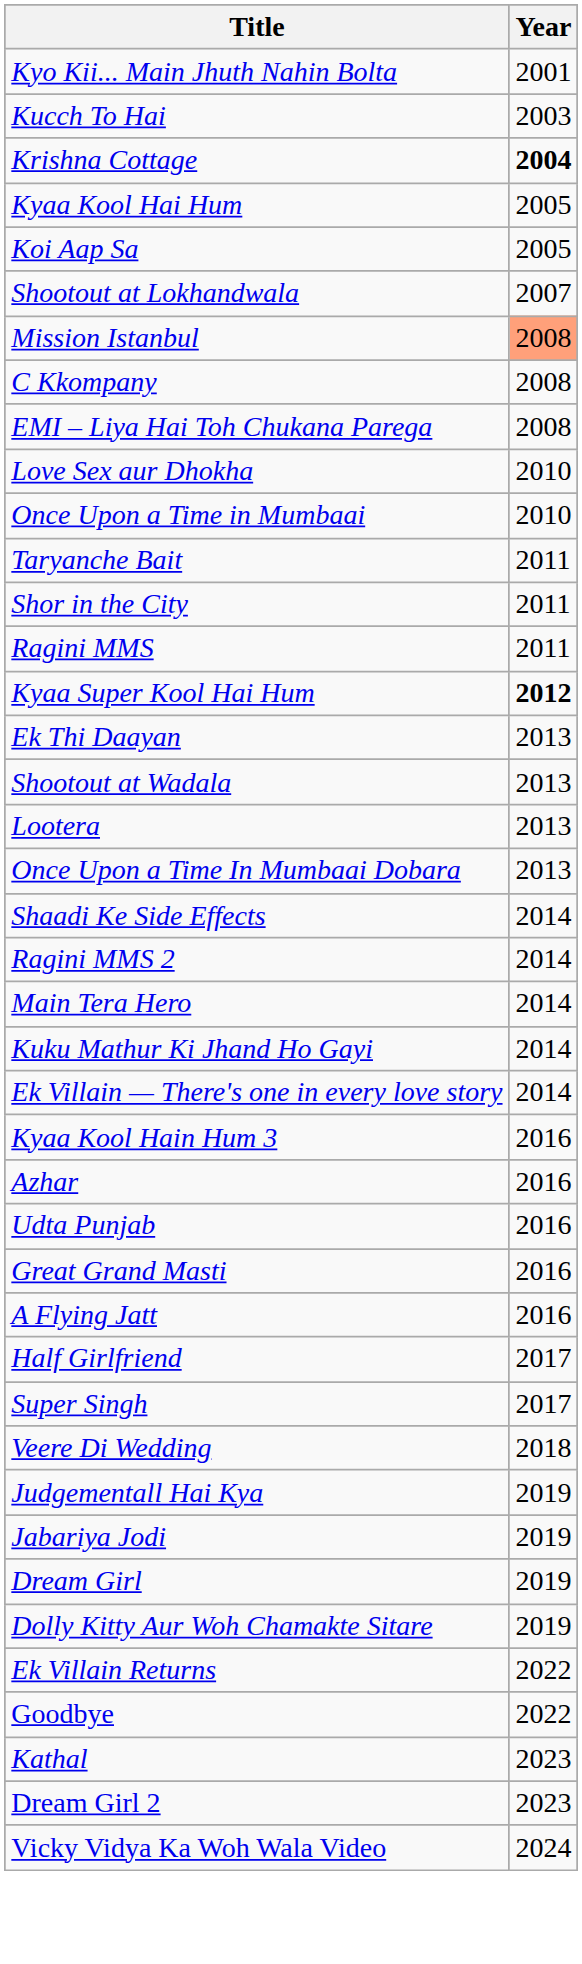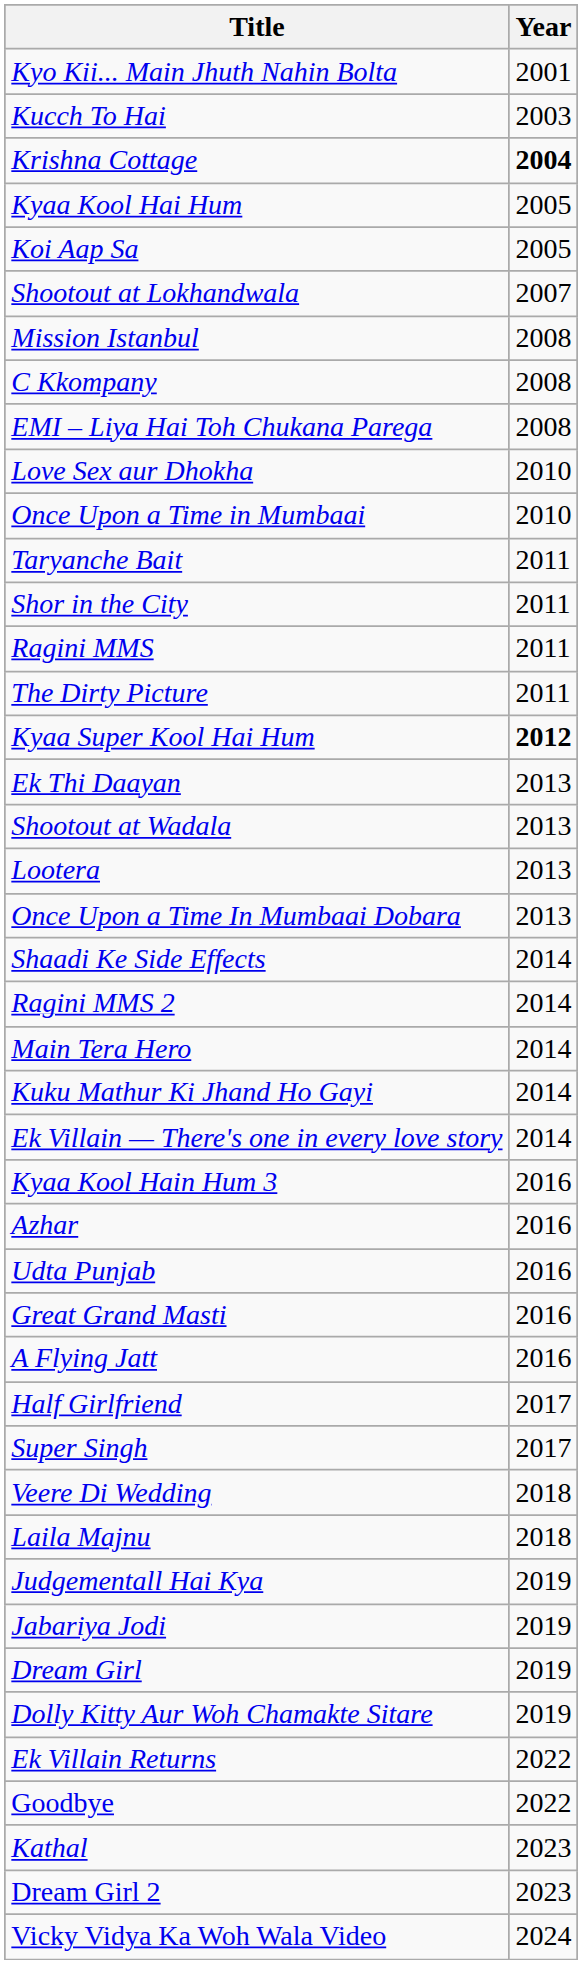(543, 337) lightsalmon background -> (543, 337) no background
+ row: (110, 692)
+ row: (81, 1536)
